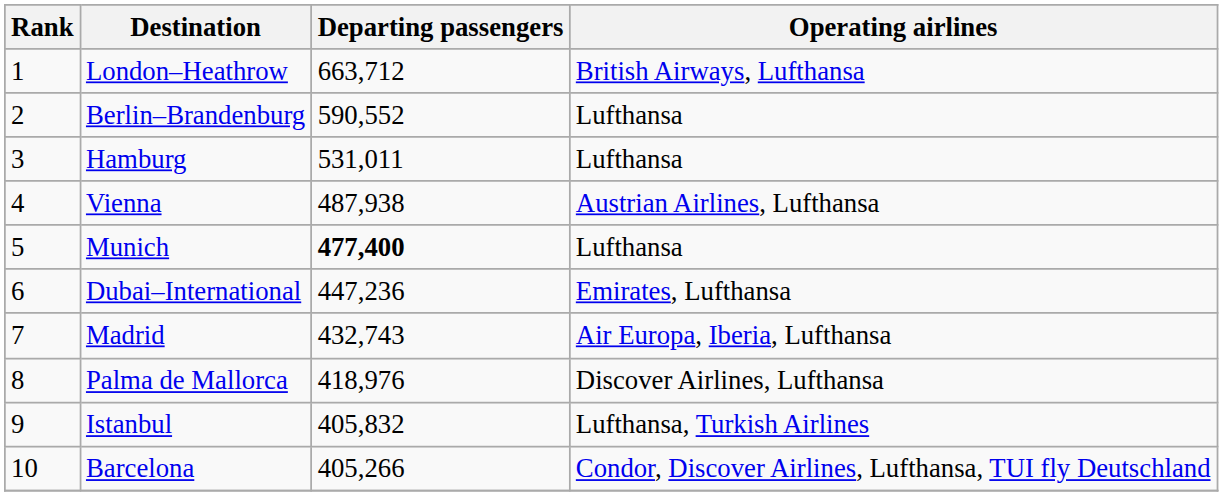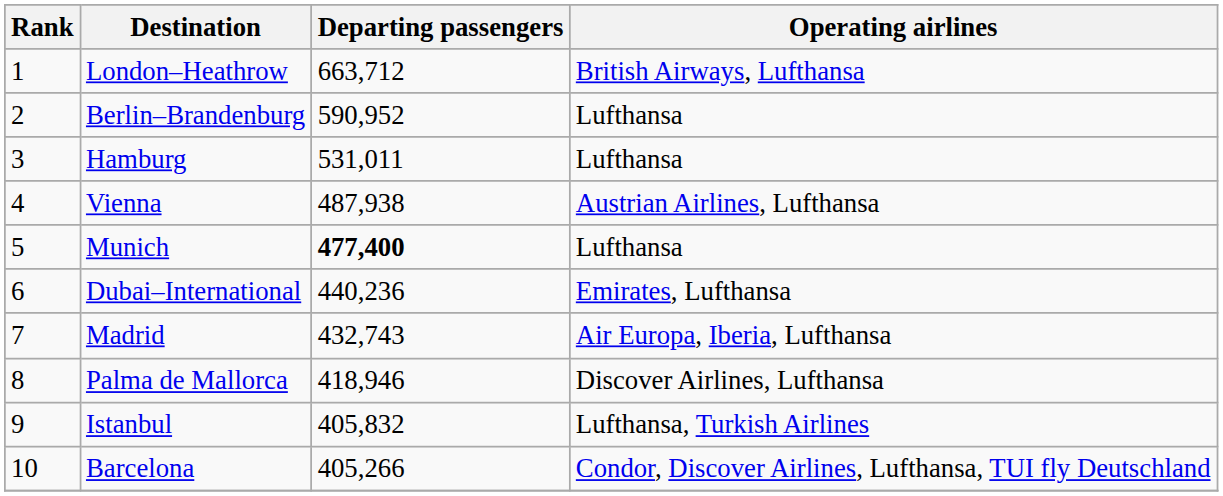(361, 114) 590,552 -> (361, 114) 590,952
(361, 291) 447,236 -> (361, 291) 440,236
(361, 379) 418,976 -> (361, 379) 418,946
